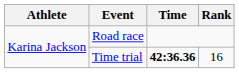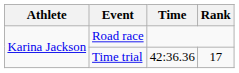(173, 57) bold -> (172, 57) normal
(216, 57) 16 -> (216, 57) 17
